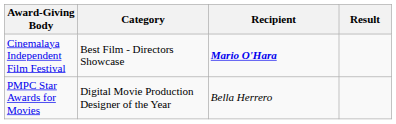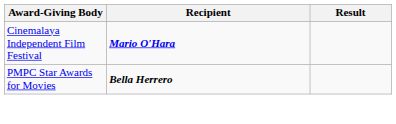- column: (143, 19)
(241, 97) normal -> (141, 79) bold
